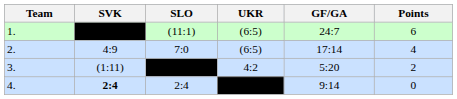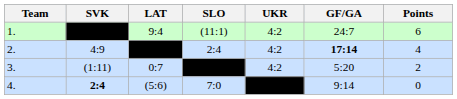+ column: (156, 13)
(251, 31) (6:5) -> (275, 31) 4:2
(182, 49) 7:0 -> (214, 49) 2:4
(251, 49) (6:5) -> (275, 49) 4:2
(329, 49) normal -> (344, 49) bold
(182, 85) 2:4 -> (214, 85) 7:0
